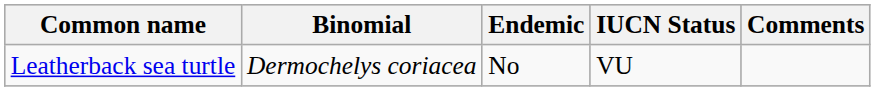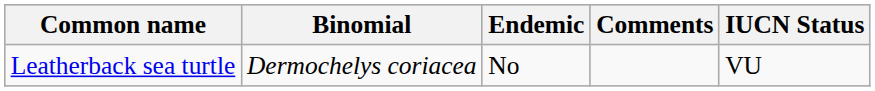columns swapped: (666, 24) <-> (806, 24)
